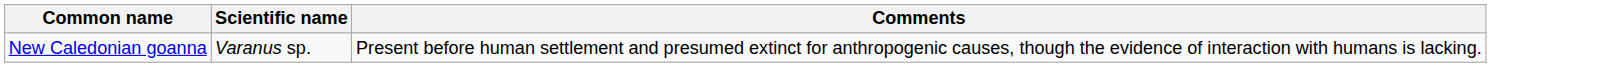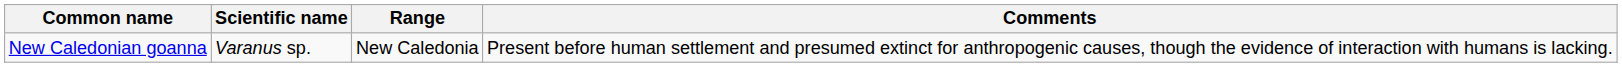+ column: (417, 18)
